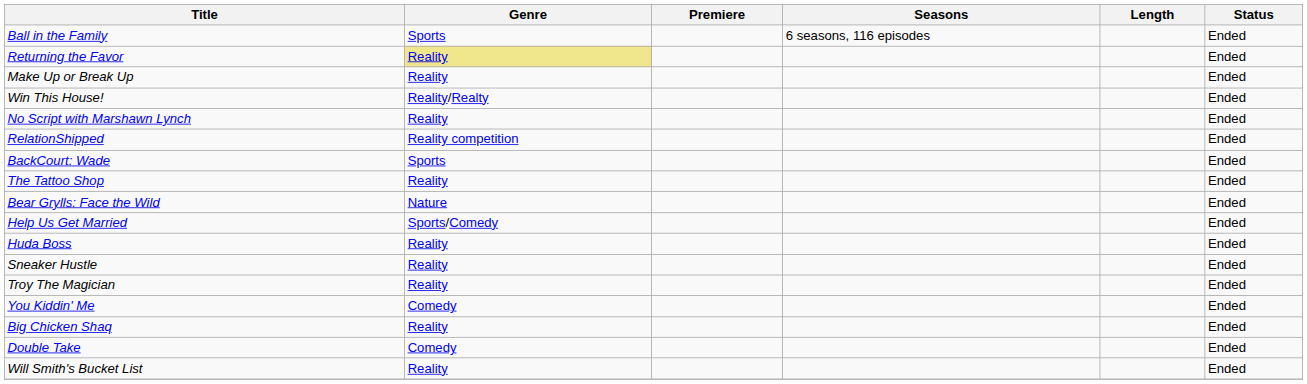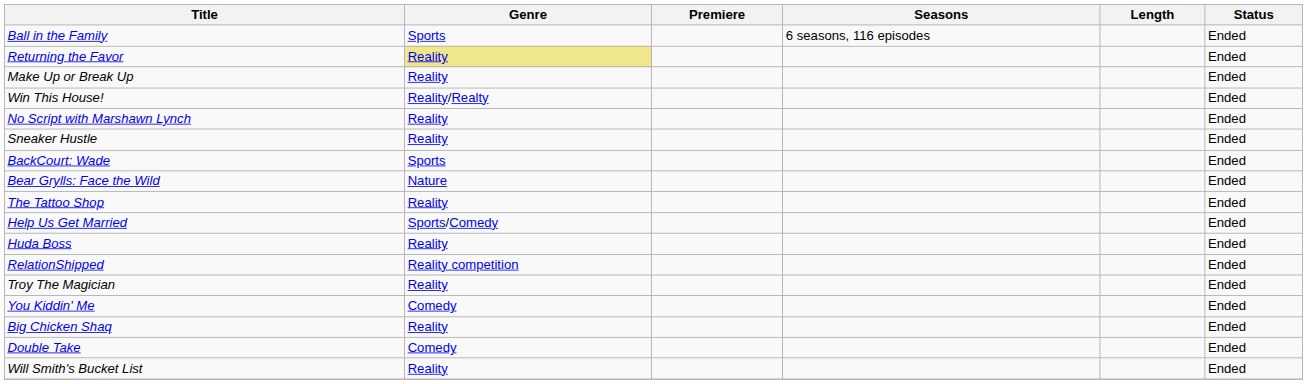rows swapped: (56, 139) <-> (52, 264)
rows swapped: (56, 181) <-> (84, 202)
